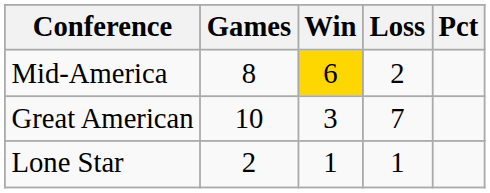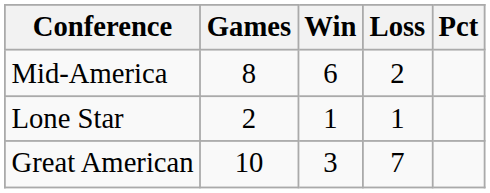(330, 72) gold background -> (330, 72) no background
rows swapped: (68, 163) <-> (103, 118)
